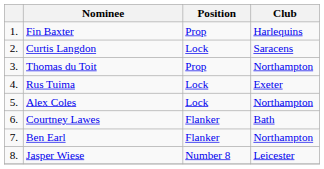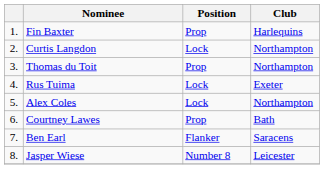(273, 48) Saracens -> (283, 48) Northampton
(202, 119) Flanker -> (196, 119) Prop
(283, 137) Northampton -> (273, 137) Saracens
